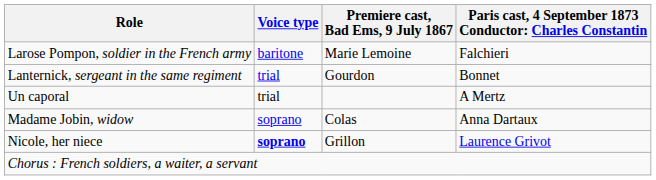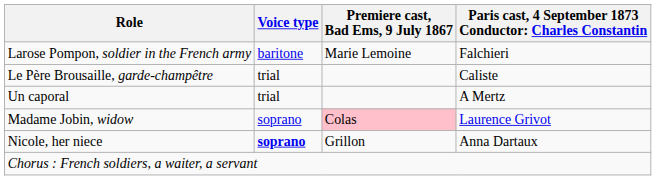- row: (125, 75)
+ row: (110, 75)
(341, 119) no background -> (341, 119) pink background
(499, 119) Anna Dartaux -> (505, 119) Laurence Grivot
(505, 141) Laurence Grivot -> (499, 141) Anna Dartaux
